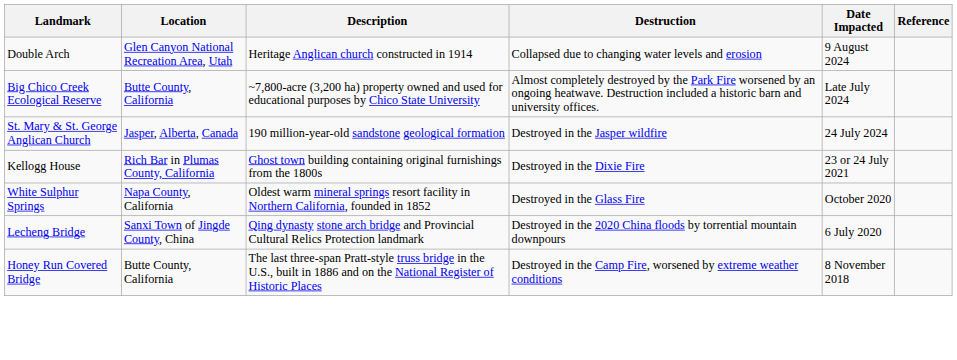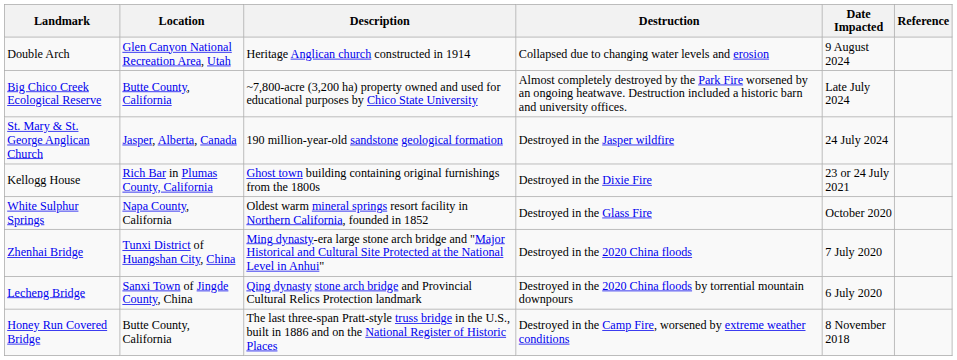+ row: (45, 252)
